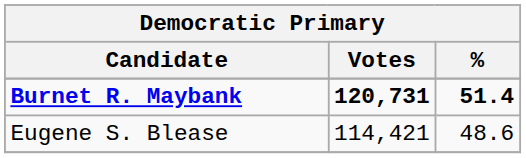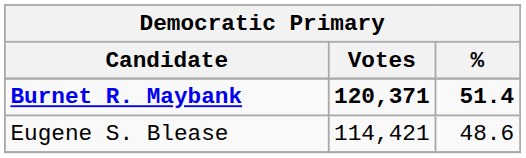(382, 97) 120,731 -> (382, 97) 120,371
